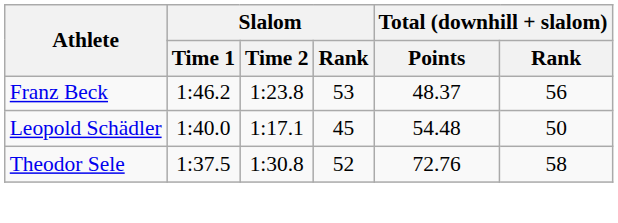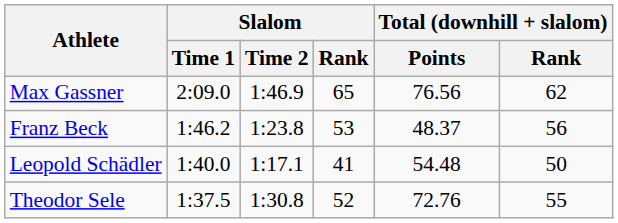+ row: (67, 93)
(344, 128) 45 -> (344, 164) 41
(556, 164) 58 -> (556, 199) 55
